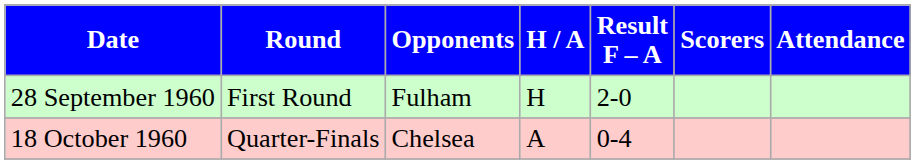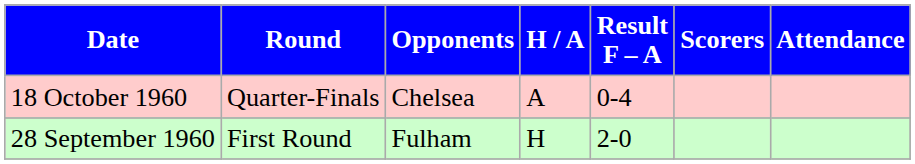rows swapped: (113, 96) <-> (99, 138)
